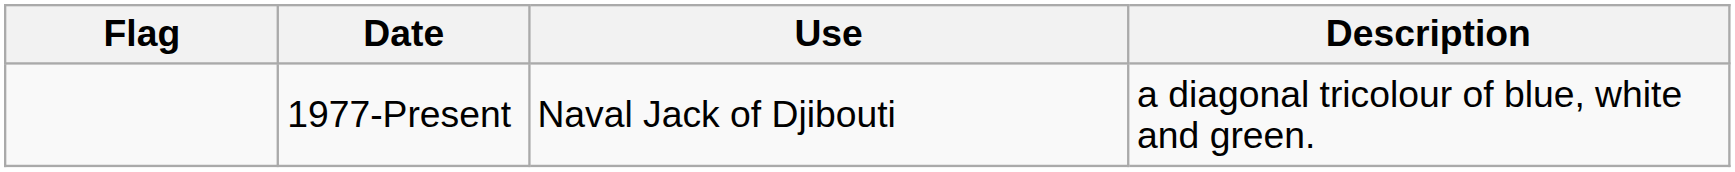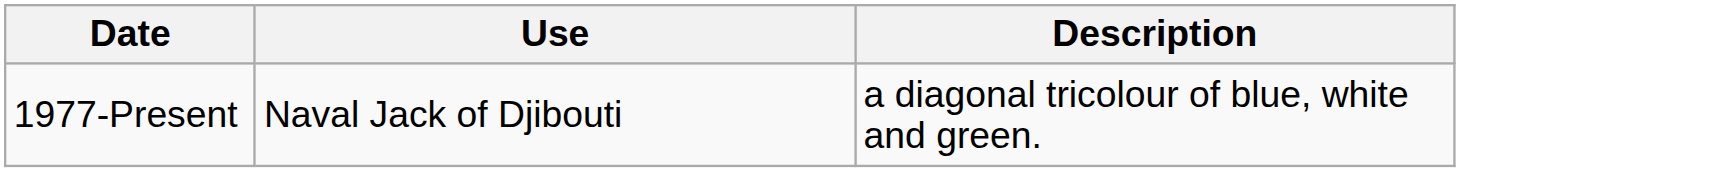- column: (142, 34)
